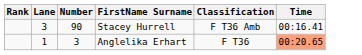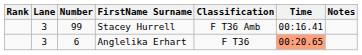+ column: (341, 12)
(76, 27) 90 -> (76, 27) 99
(44, 42) 1 -> (44, 42) 3
(76, 42) 3 -> (76, 42) 6
